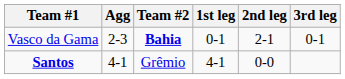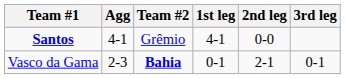rows swapped: (53, 62) <-> (53, 39)
